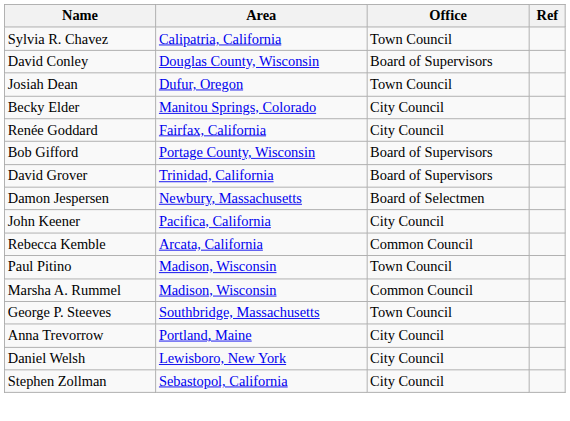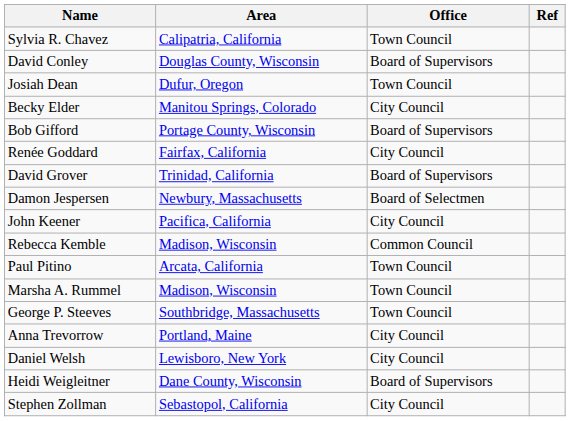rows swapped: (43, 152) <-> (53, 130)
(211, 244) Arcata, California -> (218, 244) Madison, Wisconsin
(218, 267) Madison, Wisconsin -> (211, 267) Arcata, California
(422, 289) Common Council -> (411, 289) Town Council
+ row: (59, 381)
